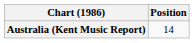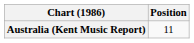(169, 29) 14 -> (169, 29) 11
